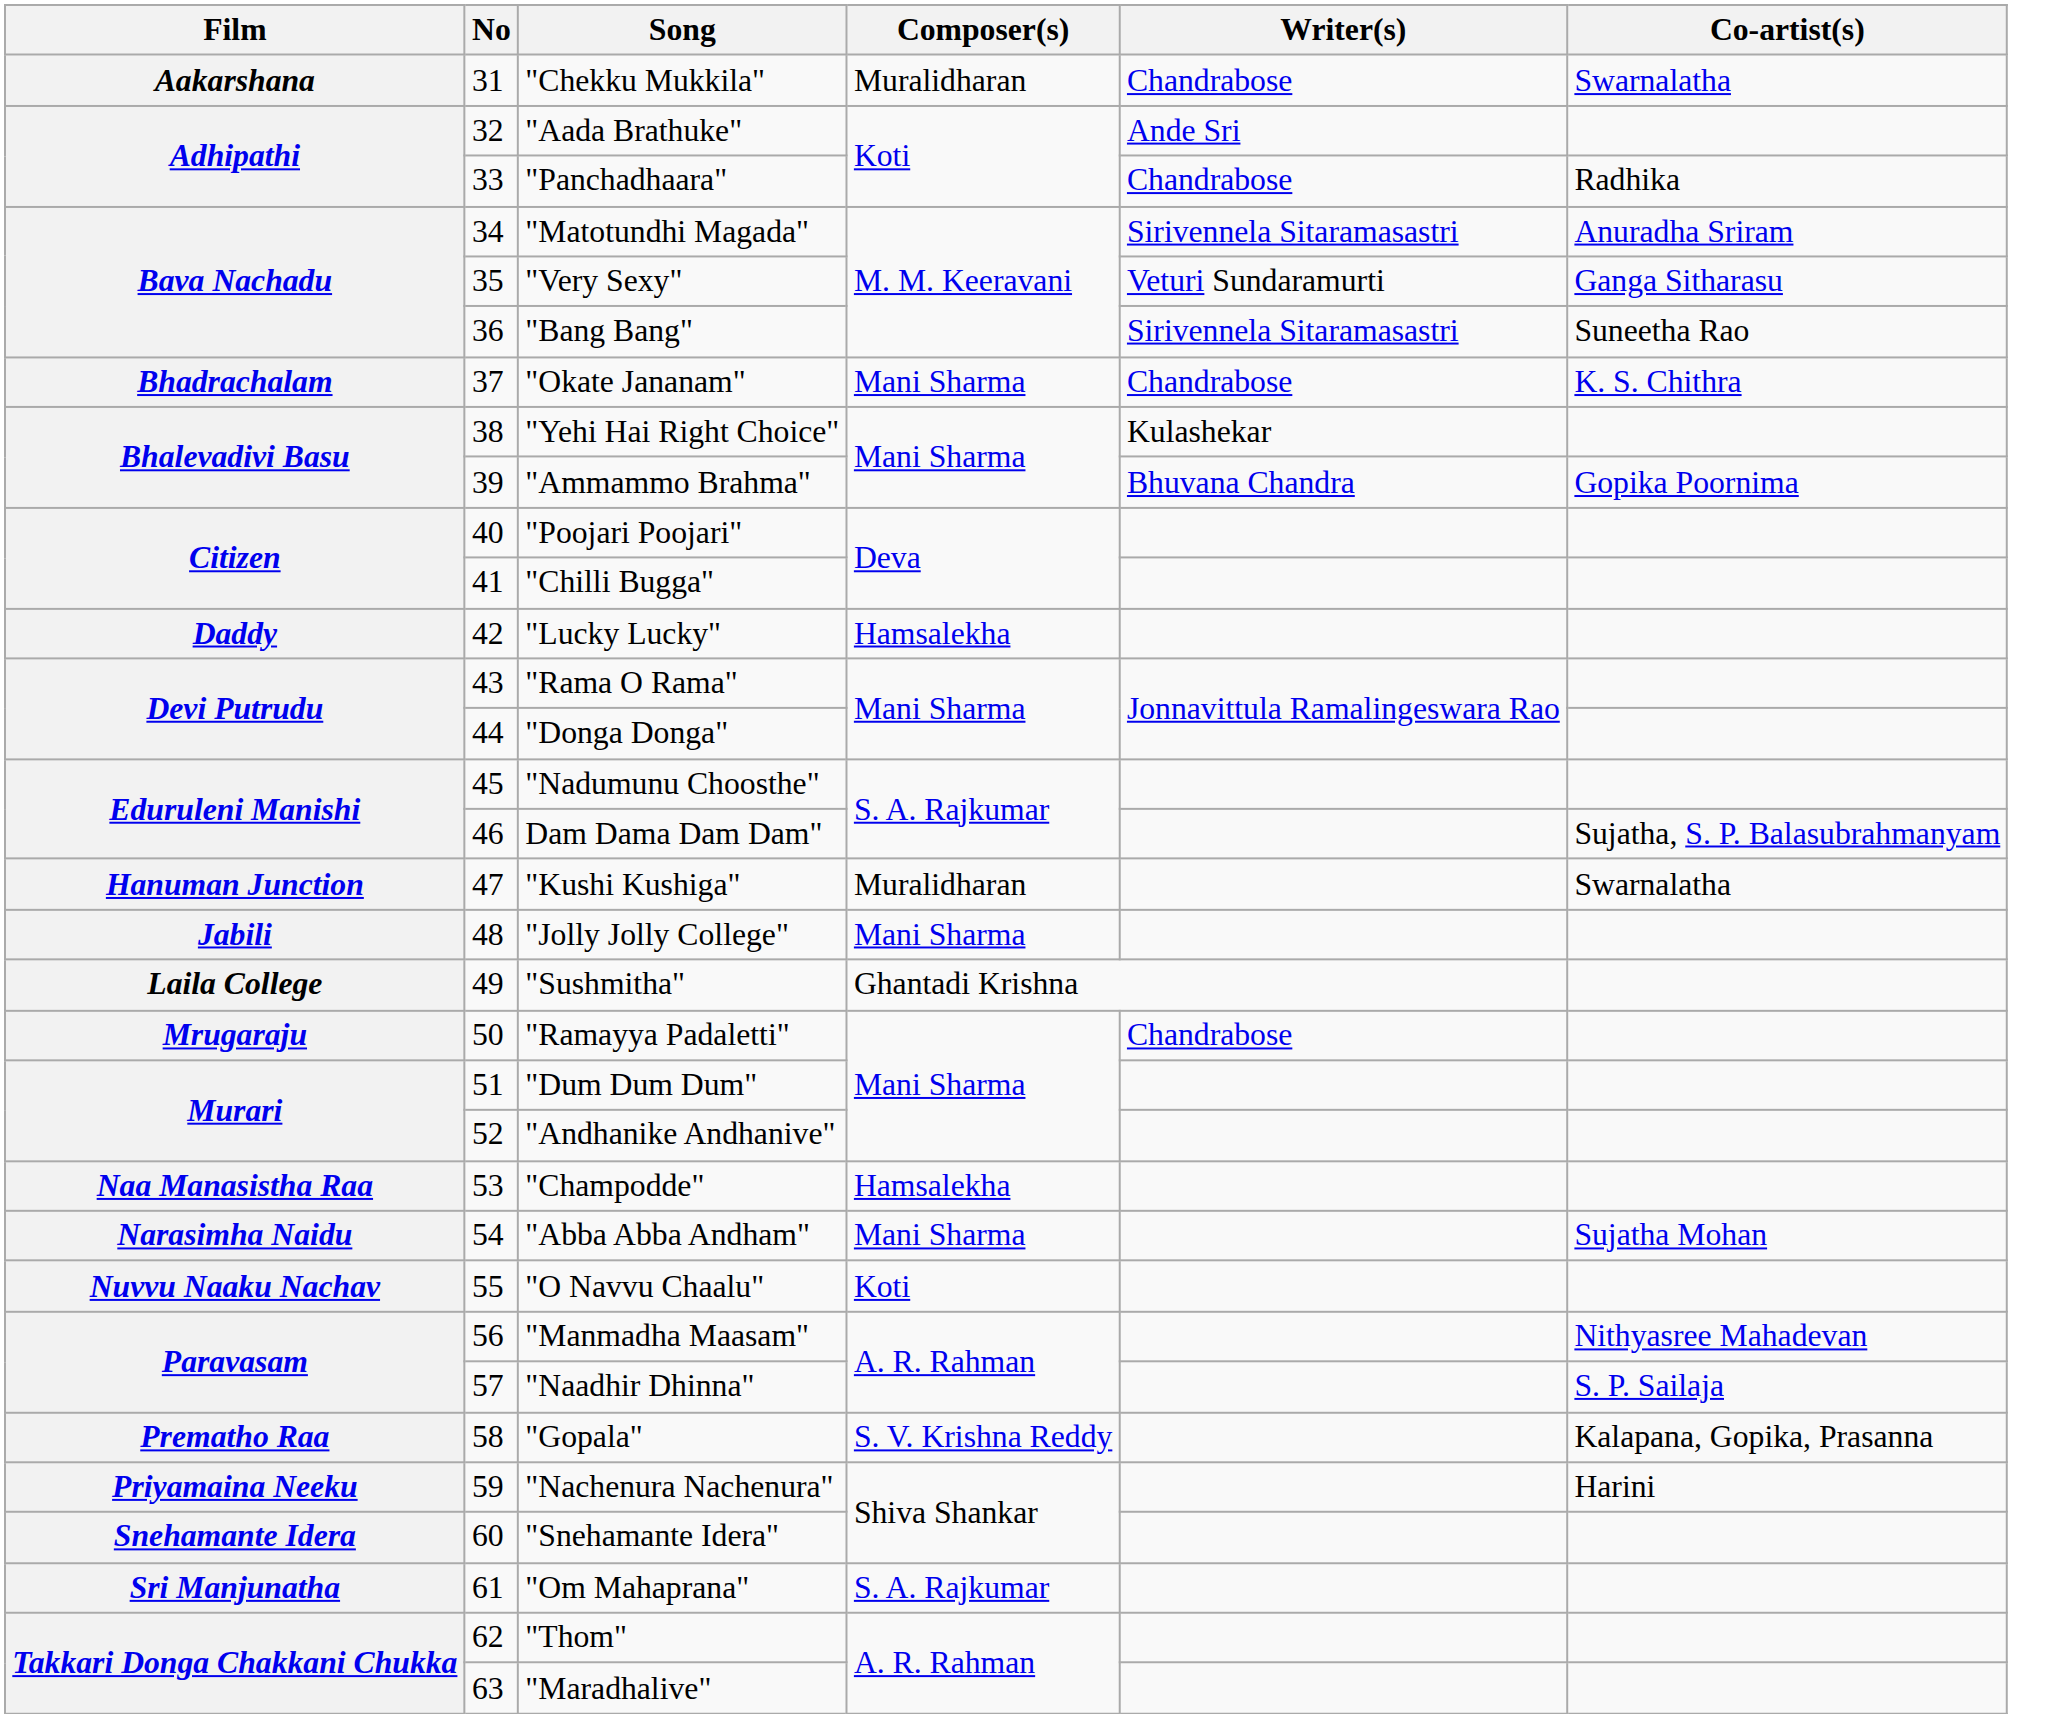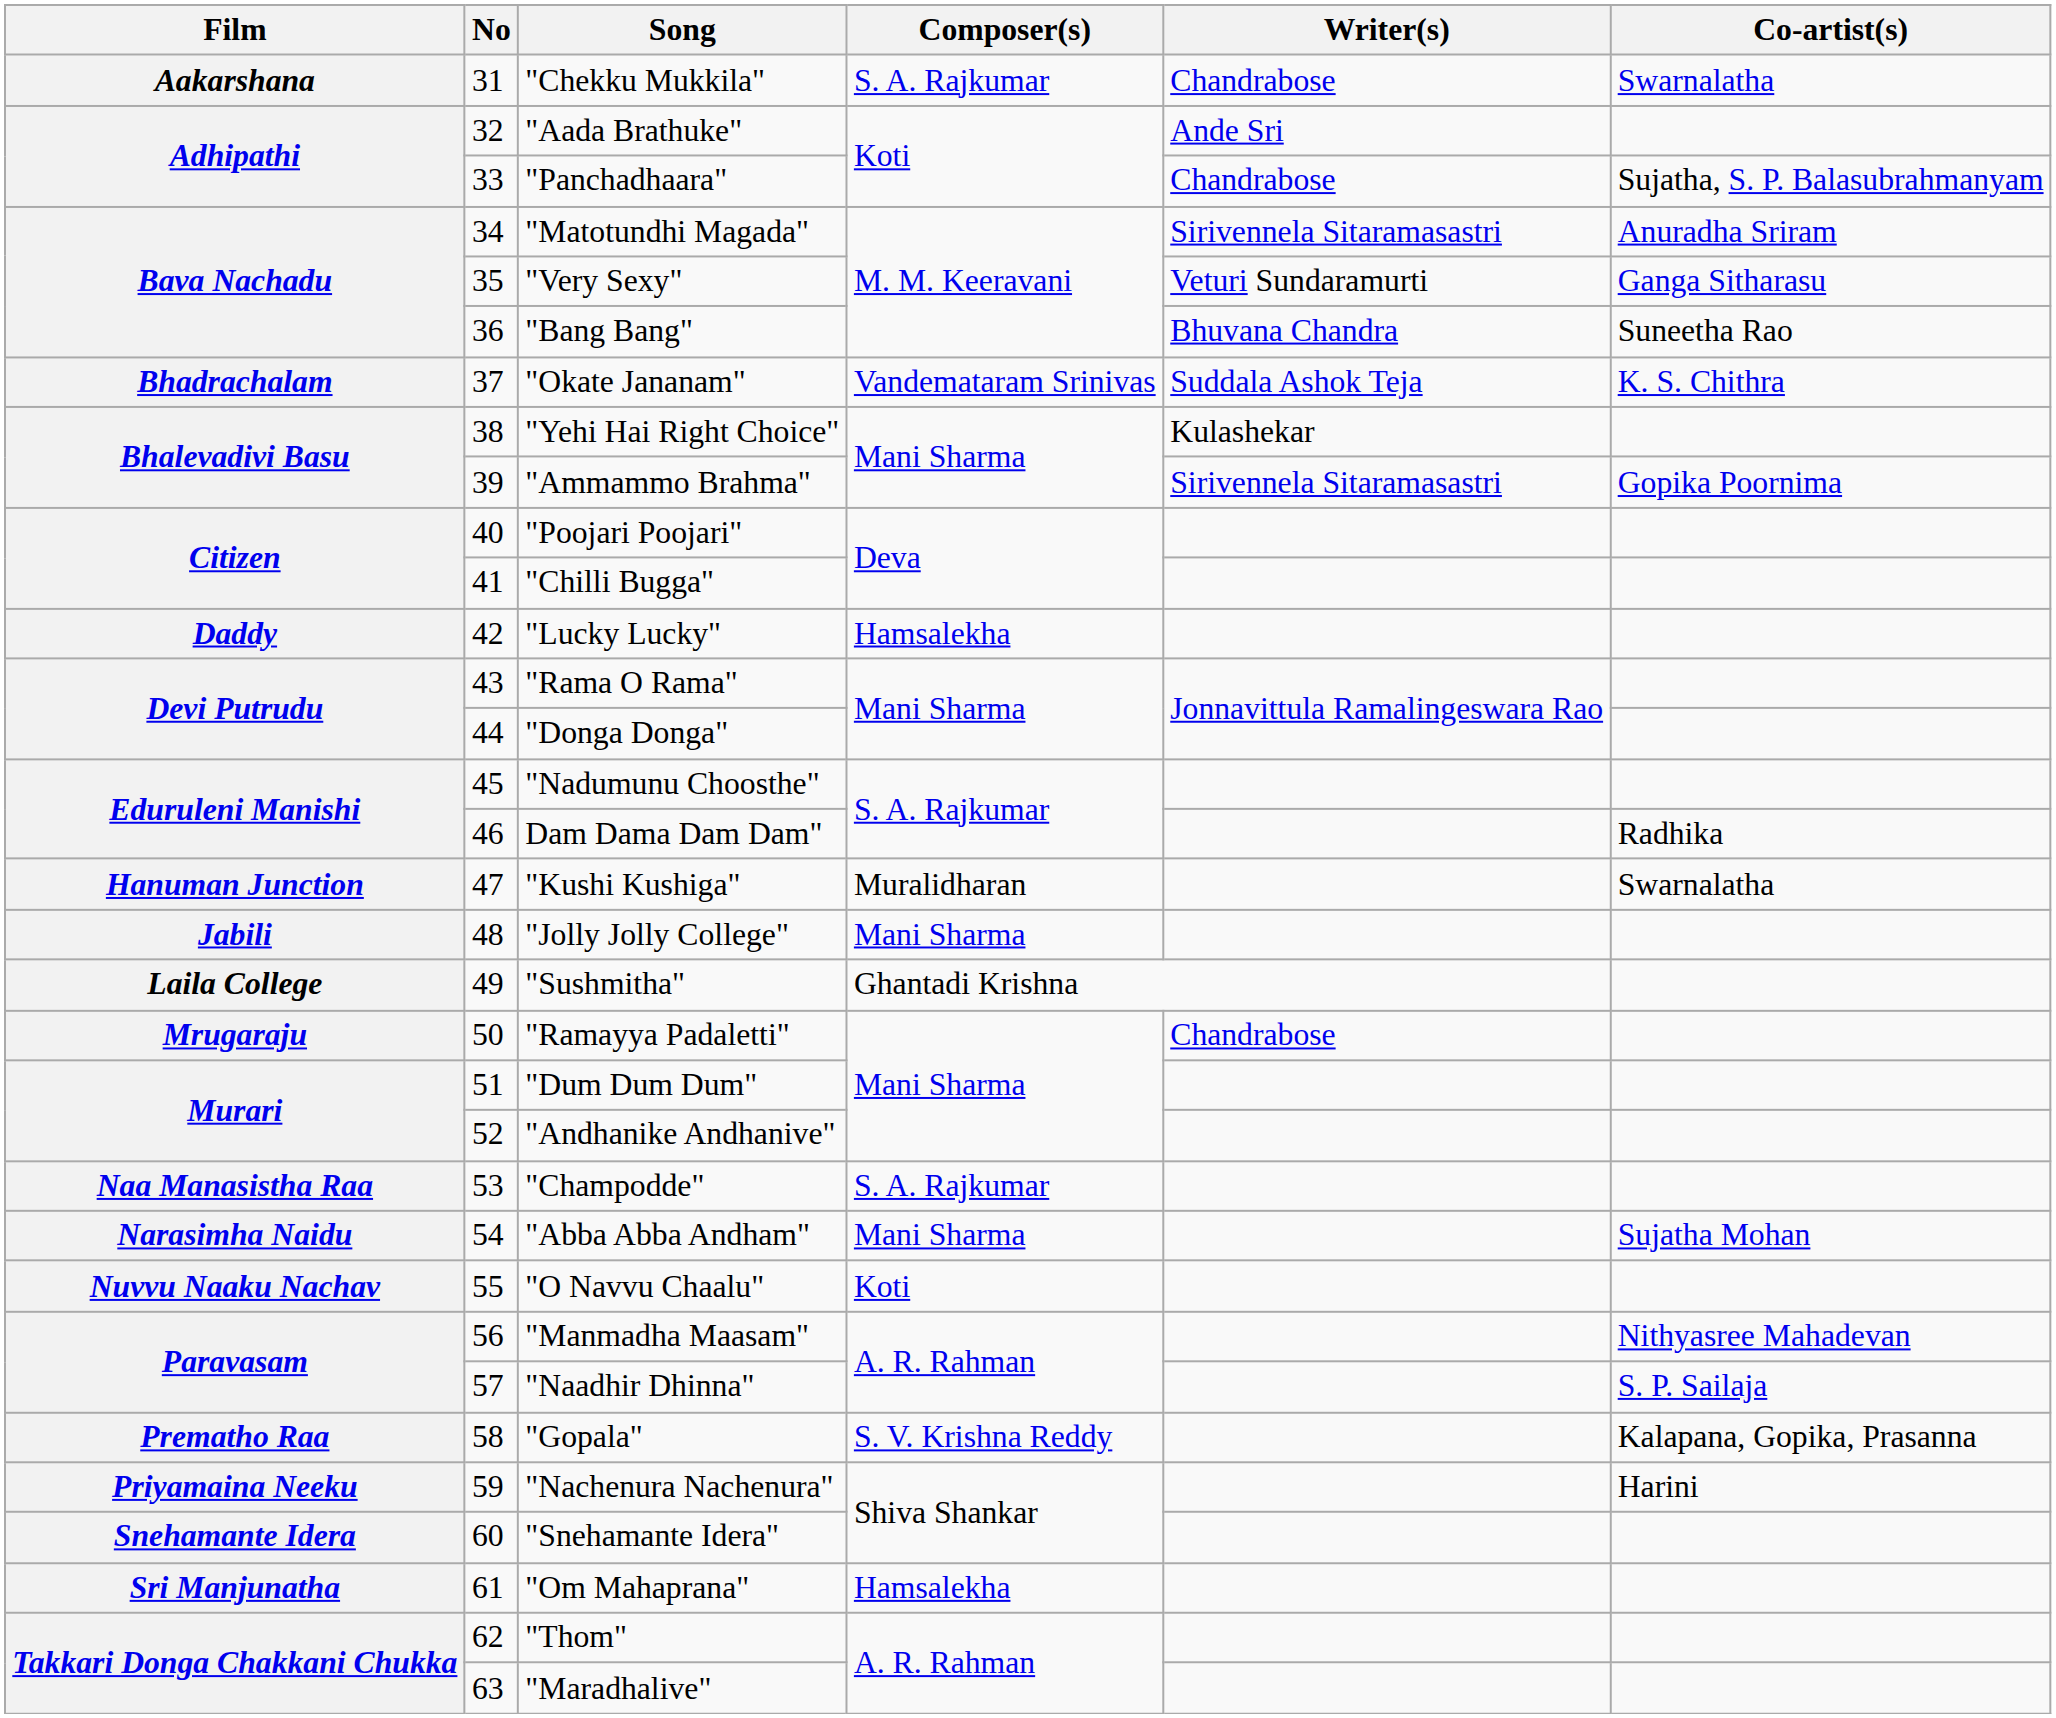(940, 79) Muralidharan -> (952, 79) S. A. Rajkumar
(1627, 180) Radhika -> (1831, 180) Sujatha, S. P. Balasubrahmanyam
(1293, 331) Sirivennela Sitaramasastri -> (1284, 331) Bhuvana Chandra
(940, 381) Mani Sharma -> (1005, 381) Vandemataram Srinivas
(1210, 381) Chandrabose -> (1296, 381) Suddala Ashok Teja
(1241, 481) Bhuvana Chandra -> (1336, 481) Sirivennela Sitaramasastri
(1787, 833) Sujatha, S. P. Balasubrahmanyam -> (1670, 833) Radhika
(932, 1185) Hamsalekha -> (952, 1185) S. A. Rajkumar
(952, 1587) S. A. Rajkumar -> (932, 1587) Hamsalekha
